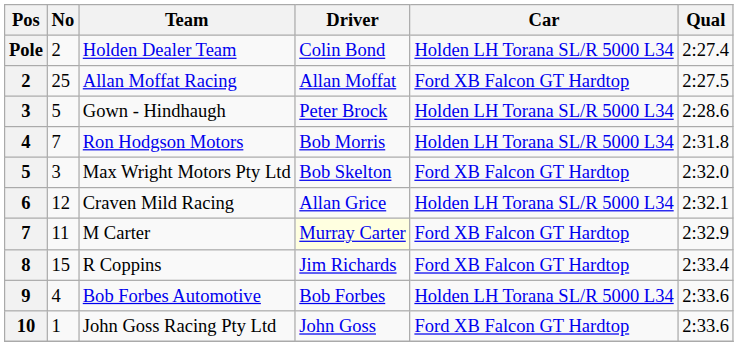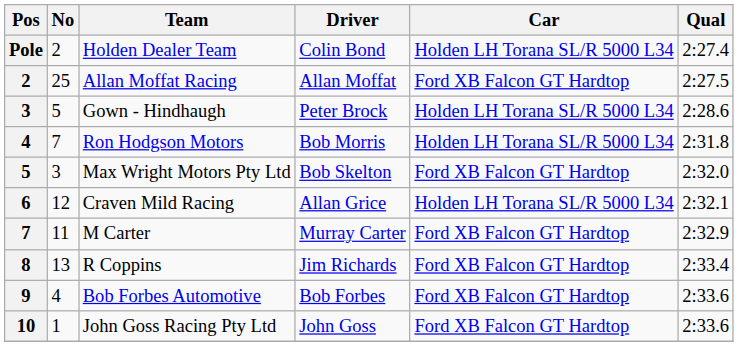(353, 234) lightyellow background -> (353, 234) no background
(61, 264) 15 -> (61, 264) 13
(544, 295) Holden LH Torana SL/R 5000 L34 -> (522, 295) Ford XB Falcon GT Hardtop
